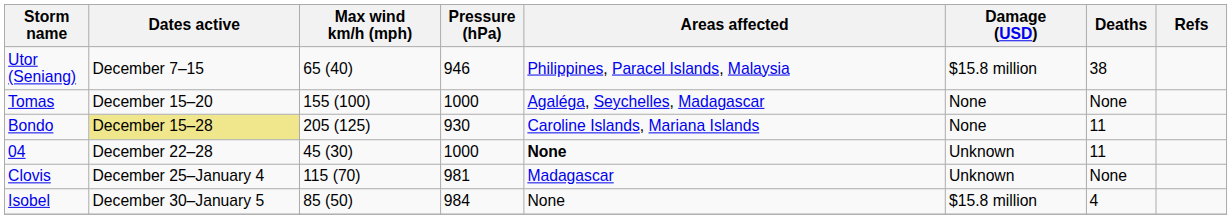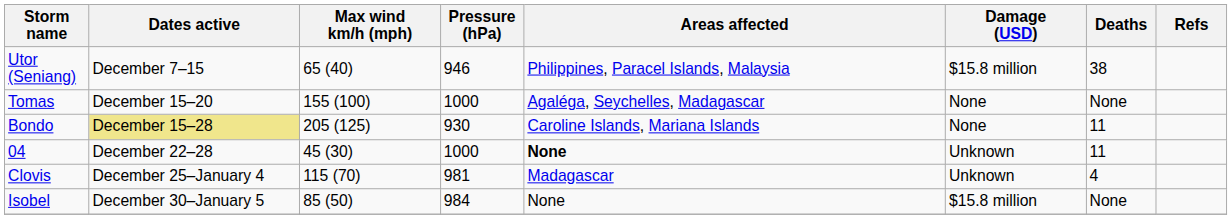(1108, 176) None -> (1094, 176) 4
(1094, 201) 4 -> (1108, 201) None
